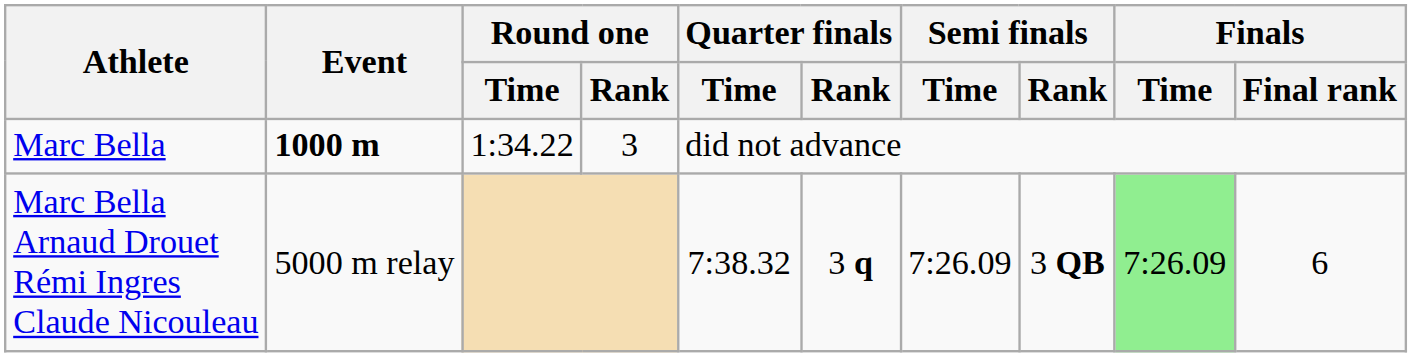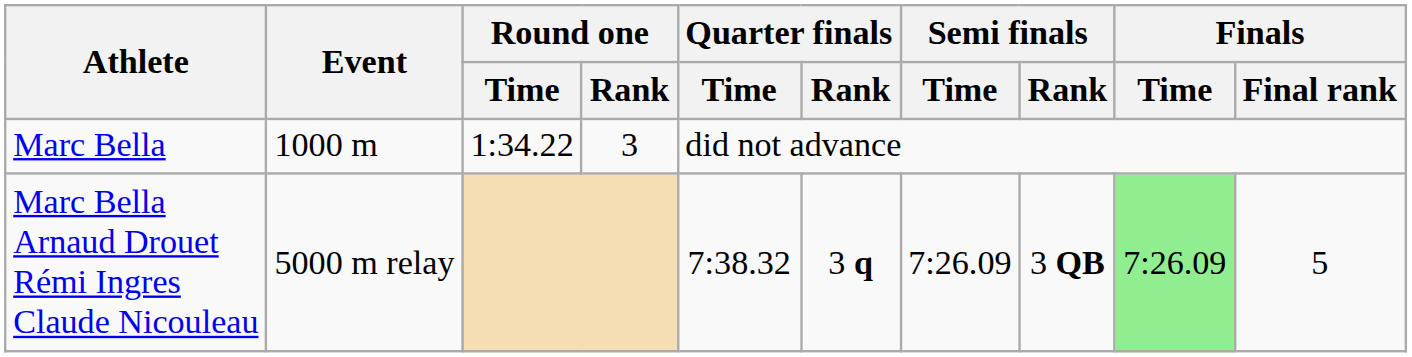(327, 145) bold -> (326, 145) normal
(1320, 262) 6 -> (1320, 262) 5
